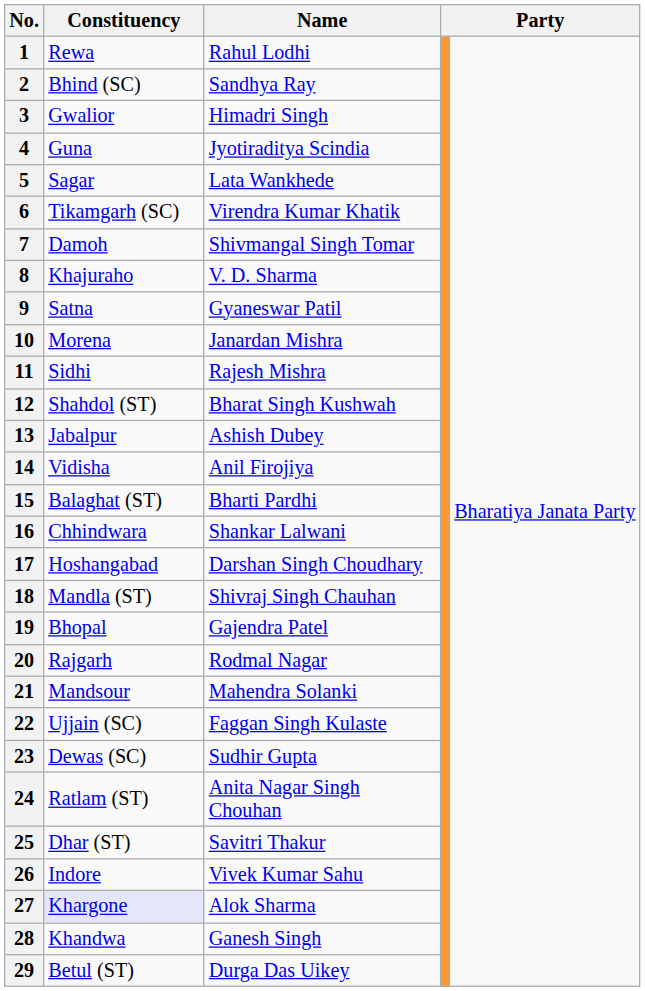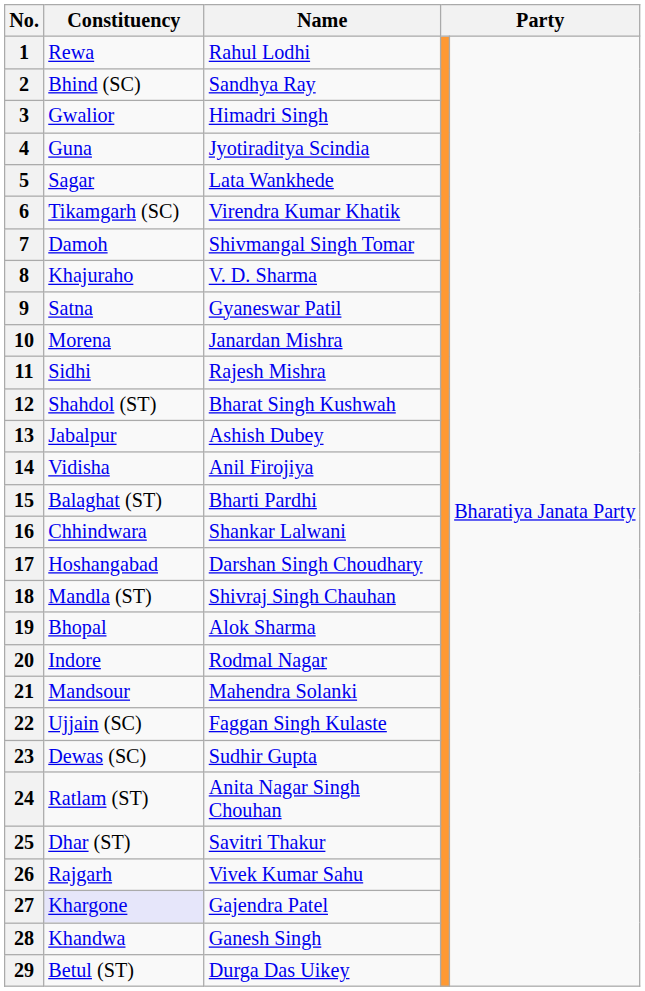(268, 627) Gajendra Patel -> (262, 627) Alok Sharma
(80, 659) Rajgarh -> (75, 659) Indore
(75, 874) Indore -> (80, 874) Rajgarh
(262, 906) Alok Sharma -> (268, 906) Gajendra Patel
